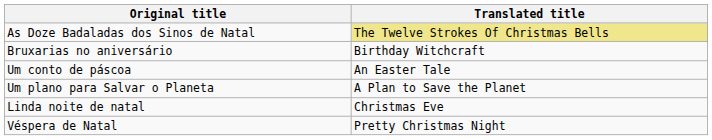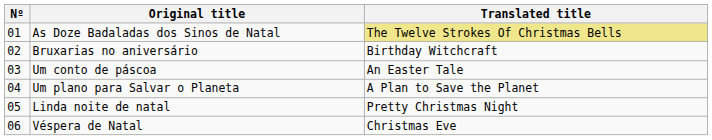+ column: (17, 14)
(399, 107) Christmas Eve -> (443, 107) Pretty Christmas Night
(430, 126) Pretty Christmas Night -> (412, 126) Christmas Eve
